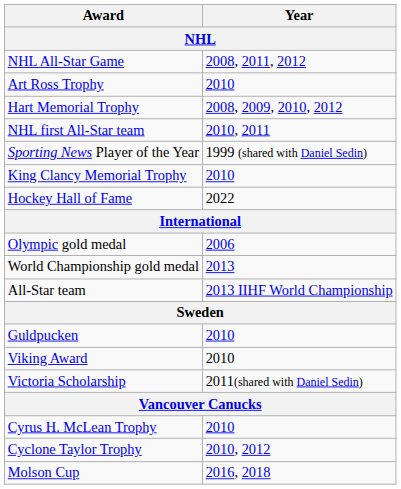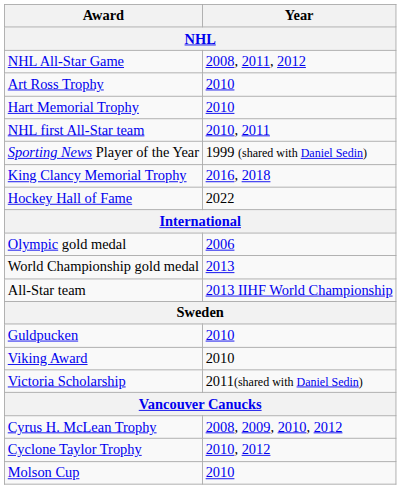(274, 107) 2008, 2009, 2010, 2012 -> (220, 107) 2010
(220, 175) 2010 -> (238, 175) 2016, 2018
(220, 426) 2010 -> (274, 426) 2008, 2009, 2010, 2012
(238, 472) 2016, 2018 -> (220, 472) 2010
